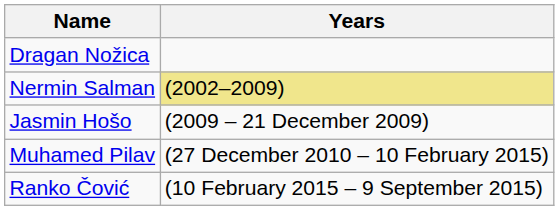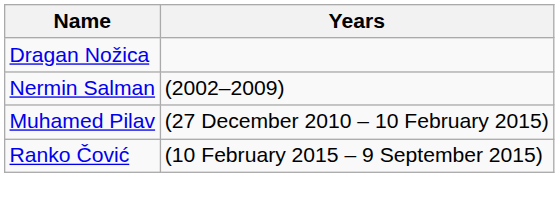(225, 88) khaki background -> (225, 88) no background
- row: (71, 121)
